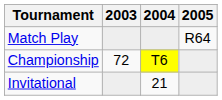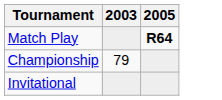- column: (159, 15)
(198, 38) normal -> (159, 38) bold
(121, 60) 72 -> (121, 60) 79
